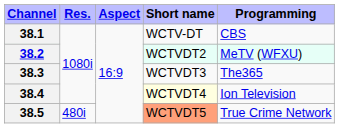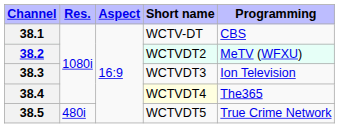(241, 73) The365 -> (258, 73) Ion Television
(258, 93) Ion Television -> (241, 93) The365
(176, 113) lightsalmon background -> (176, 113) no background
